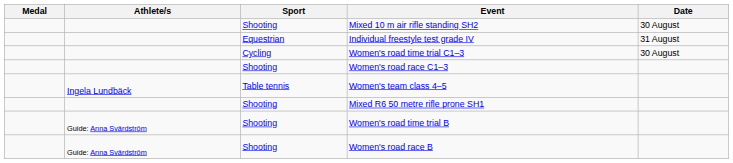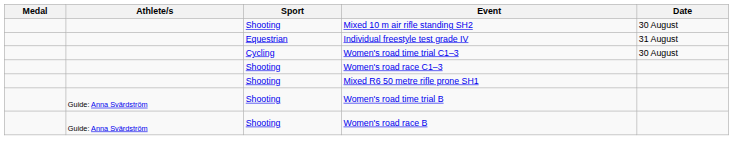- row: (398, 86)
